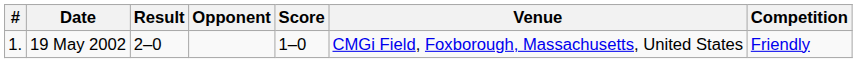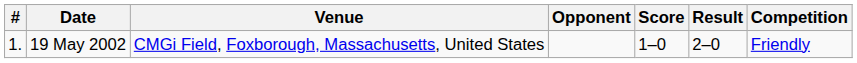columns swapped: (538, 17) <-> (159, 17)
